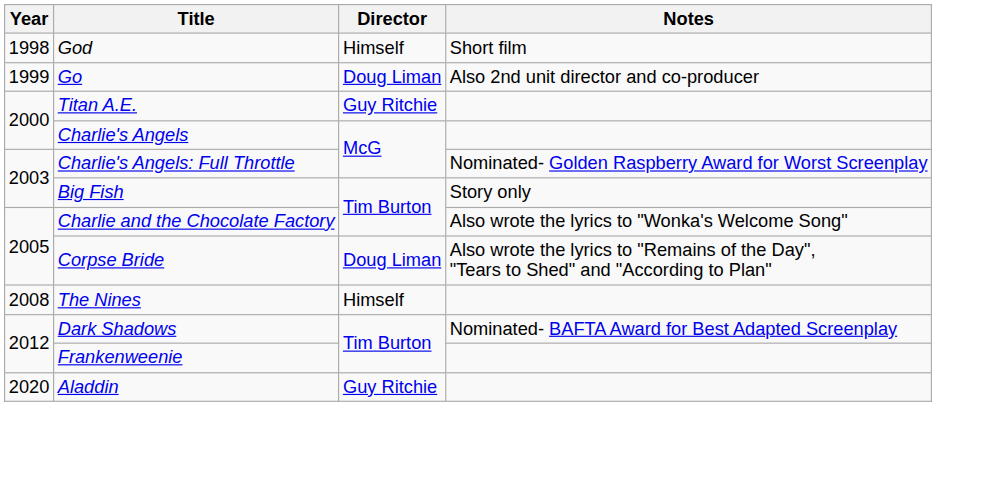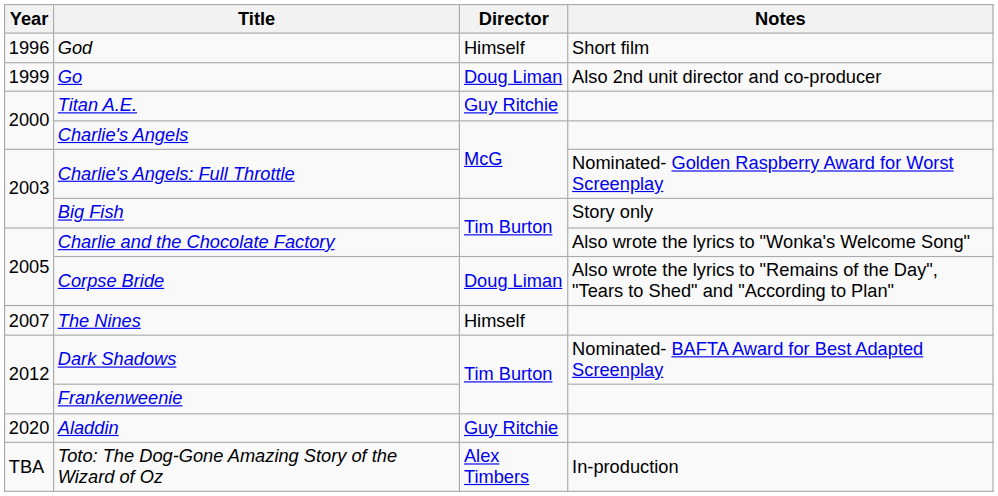(29, 47) 1998 -> (29, 47) 1996
(29, 299) 2008 -> (29, 320) 2007
+ row: (227, 466)
